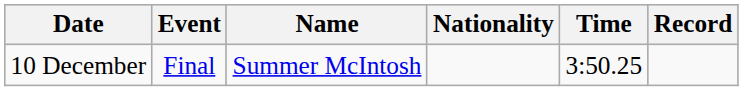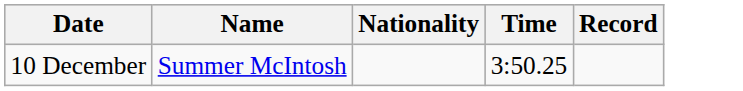- column: (189, 24)
